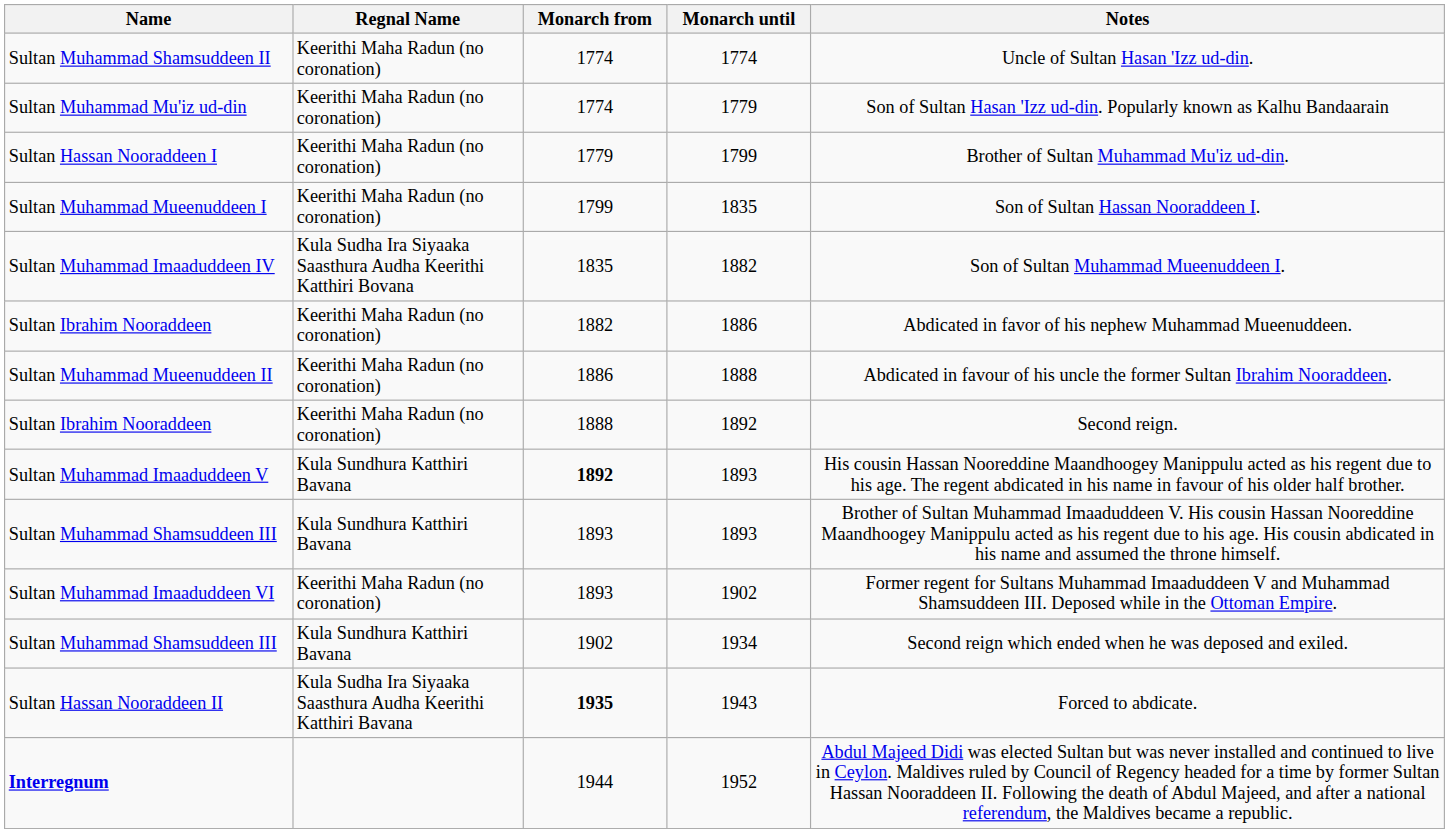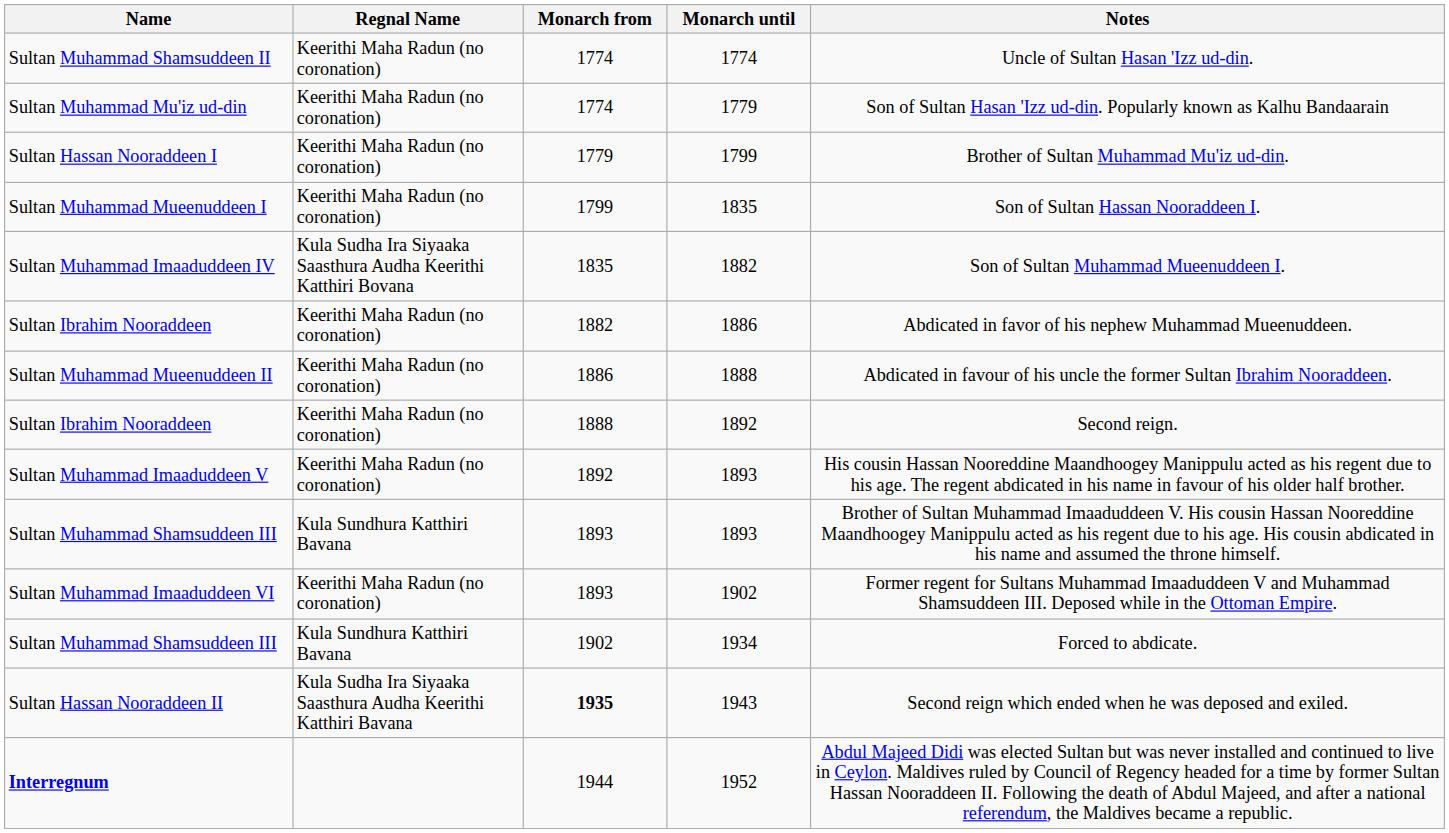(382, 474) Kula Sundhura Katthiri Bavana -> (390, 474) Keerithi Maha Radun (no coronation)
(595, 474) bold -> (595, 474) normal
(1128, 643) Second reign which ended when he was deposed and exiled. -> (1128, 643) Forced to abdicate.
(1128, 702) Forced to abdicate. -> (1128, 702) Second reign which ended when he was deposed and exiled.
